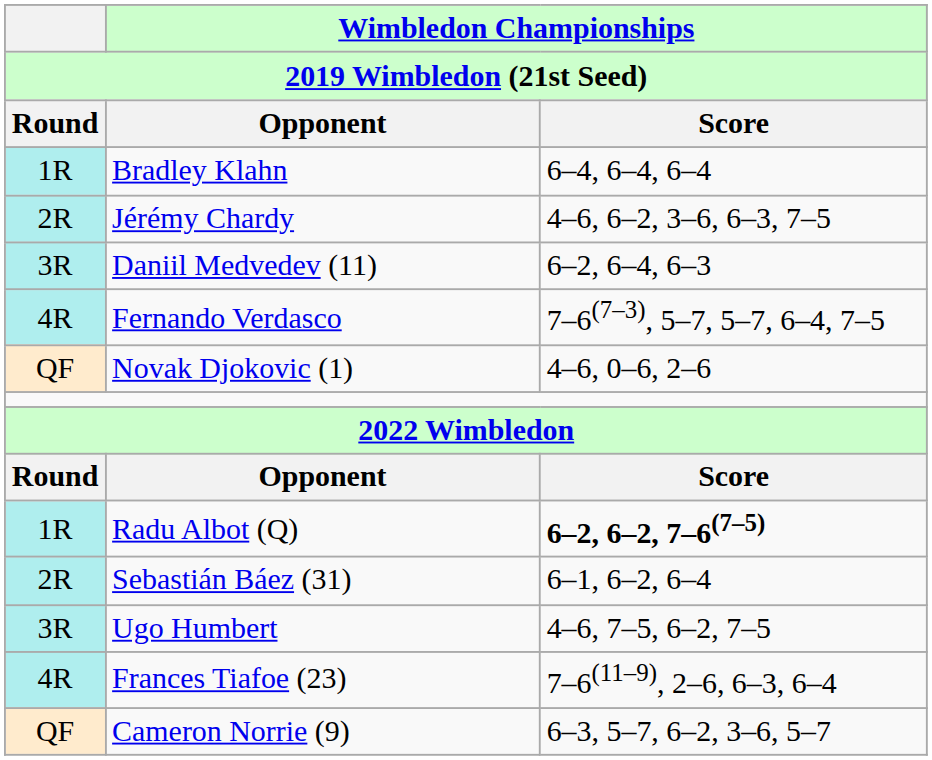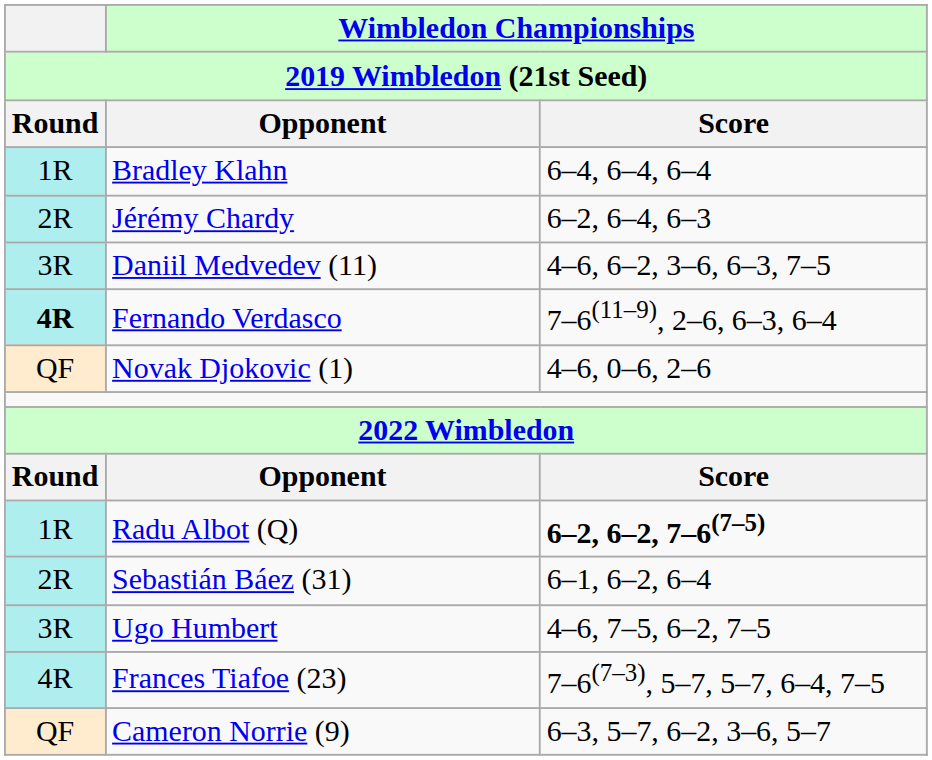(689, 218) 4–6, 6–2, 3–6, 6–3, 7–5 -> (629, 218) 6–2, 6–4, 6–3
(629, 265) 6–2, 6–4, 6–3 -> (689, 265) 4–6, 6–2, 3–6, 6–3, 7–5
(55, 316) normal -> (55, 316) bold
(716, 316) 7–6(7–3), 5–7, 5–7, 6–4, 7–5 -> (692, 316) 7–6(11–9), 2–6, 6–3, 6–4
(692, 679) 7–6(11–9), 2–6, 6–3, 6–4 -> (716, 679) 7–6(7–3), 5–7, 5–7, 6–4, 7–5
